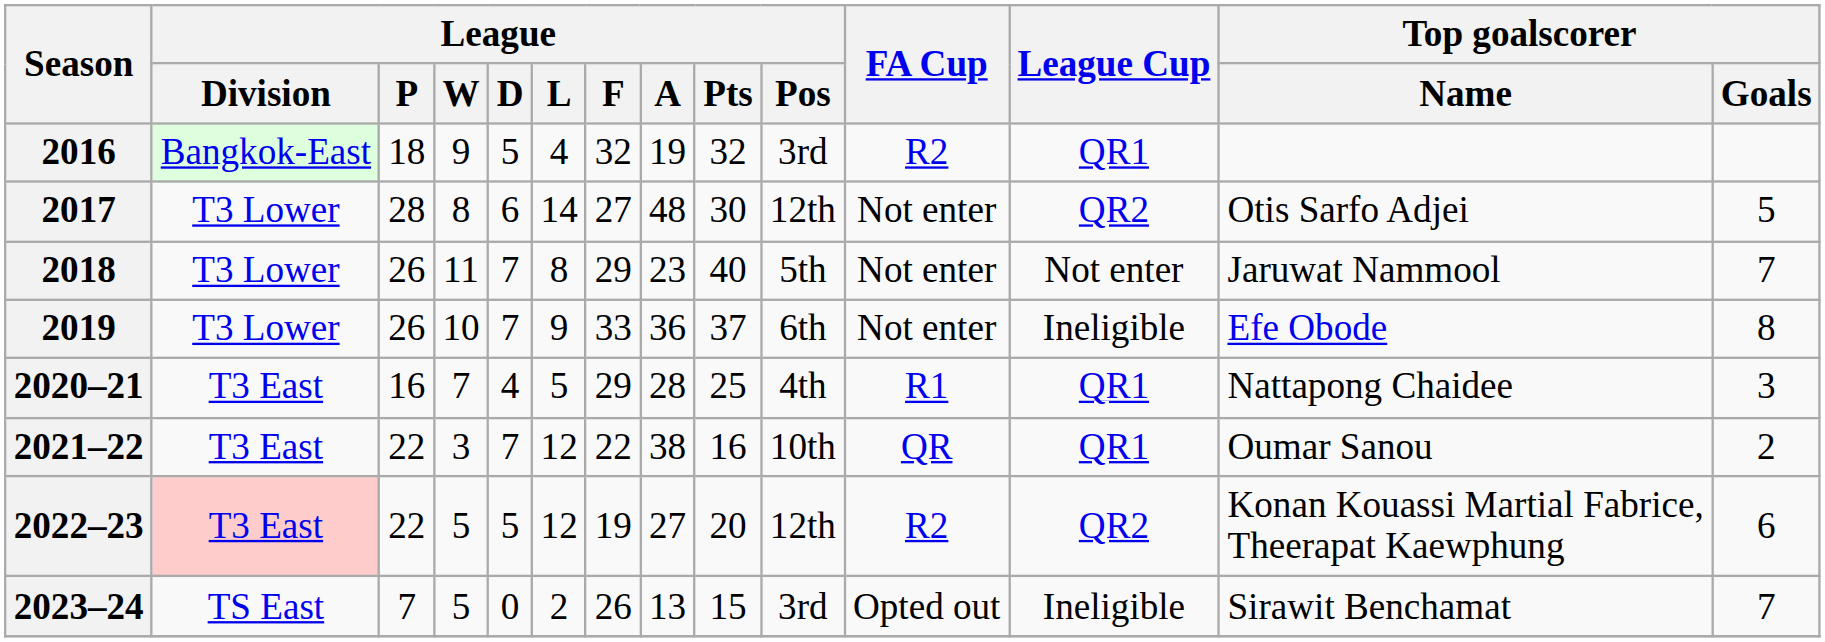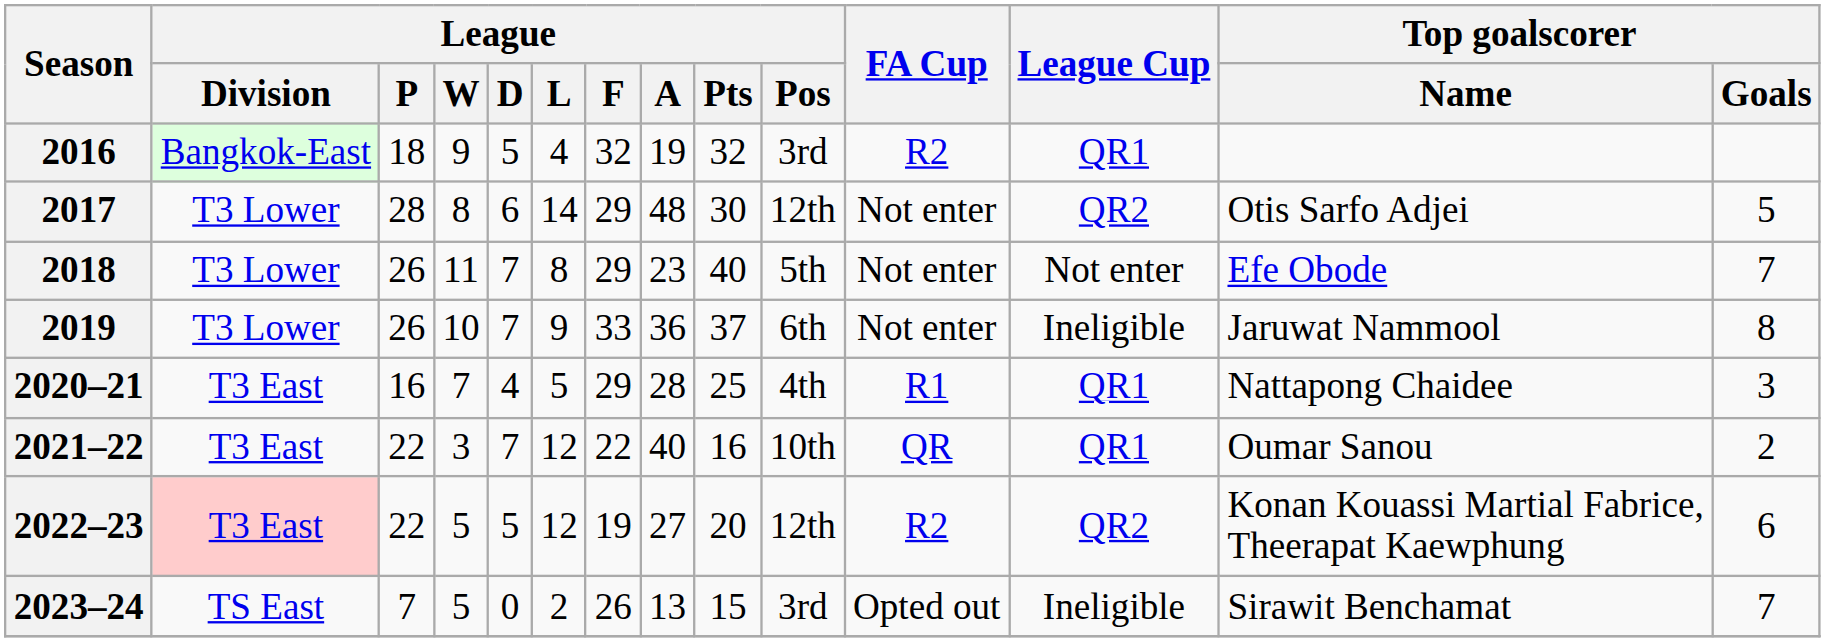(613, 210) 27 -> (613, 210) 29
(1364, 269) Jaruwat Nammool -> (1307, 269) Efe Obode
(1307, 328) Efe Obode -> (1364, 328) Jaruwat Nammool
(668, 446) 38 -> (668, 446) 40
